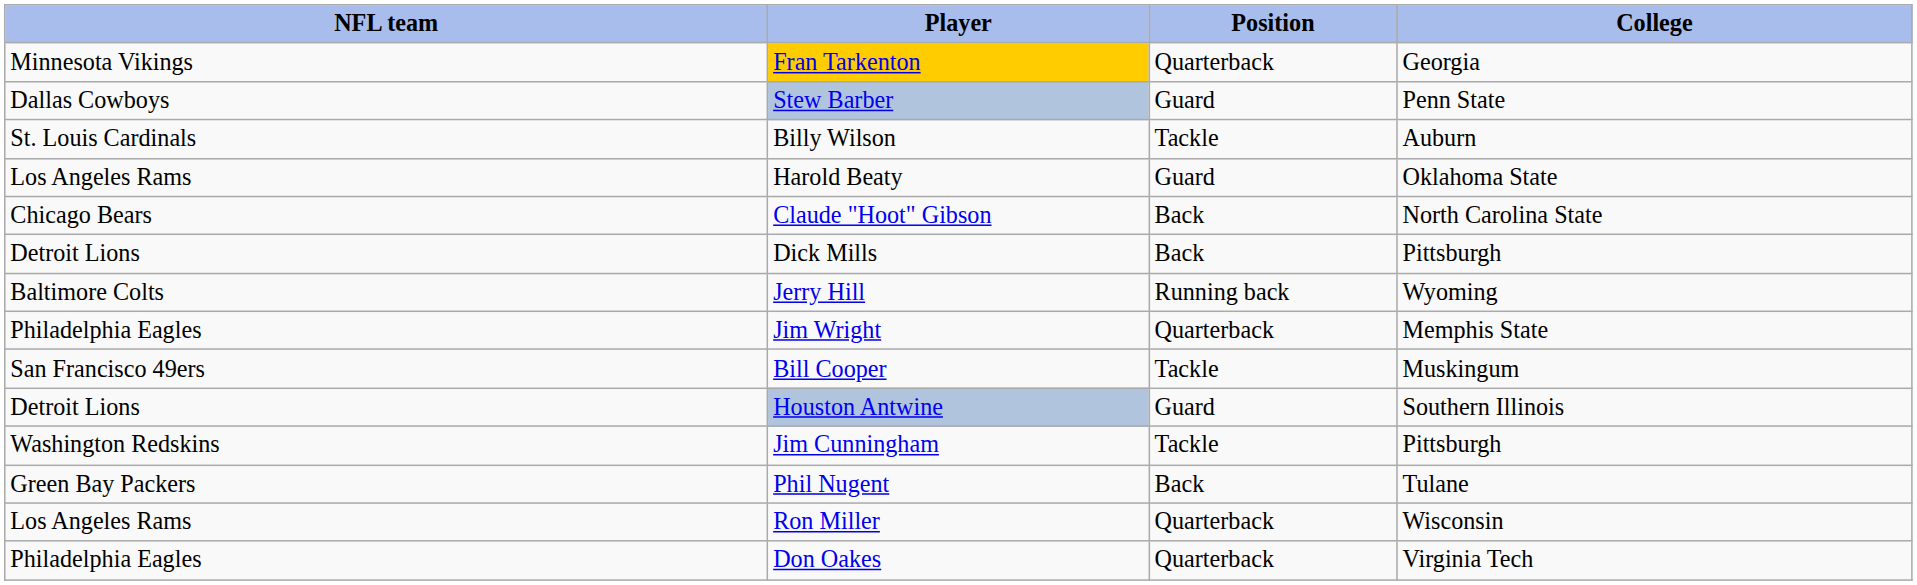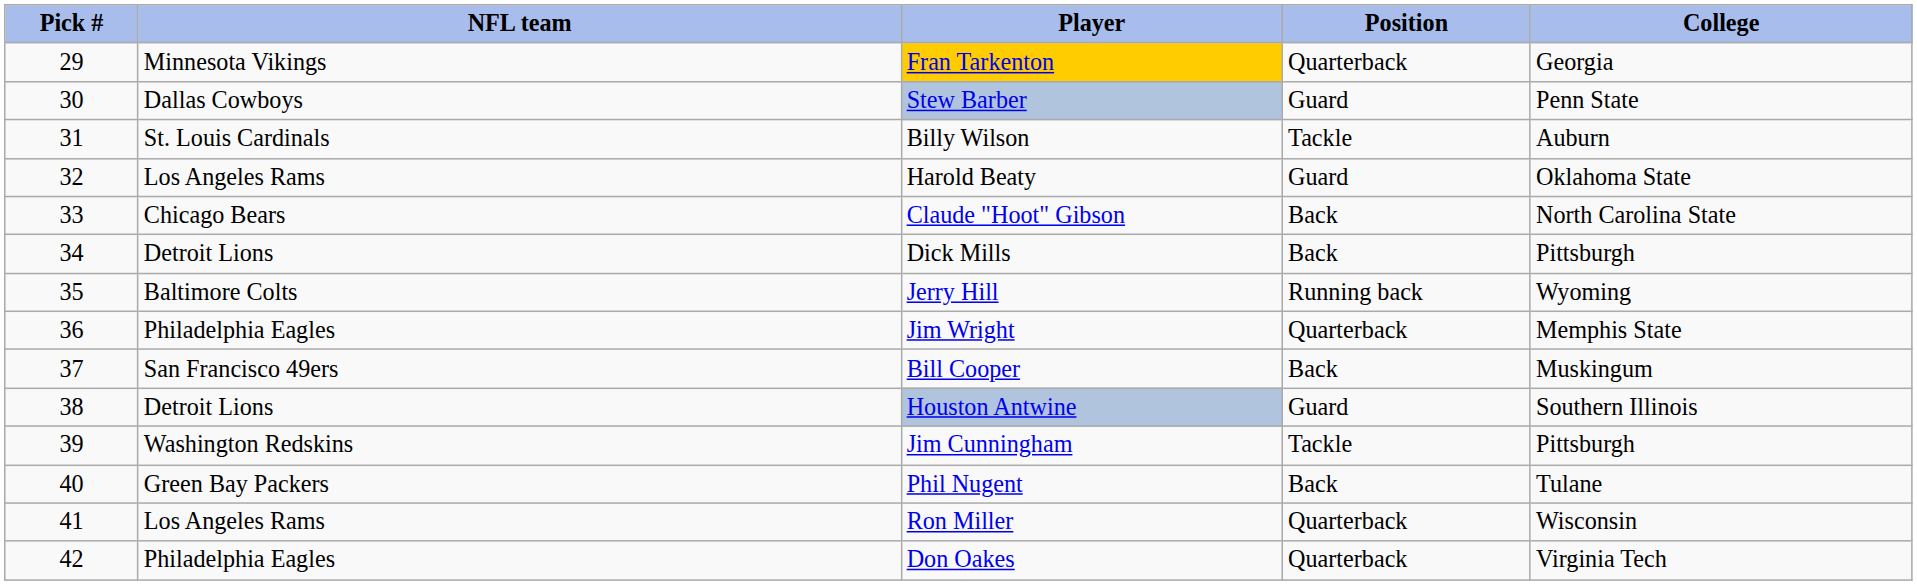+ column: (72, 23)
(1187, 368) Tackle -> (1313, 368) Back
